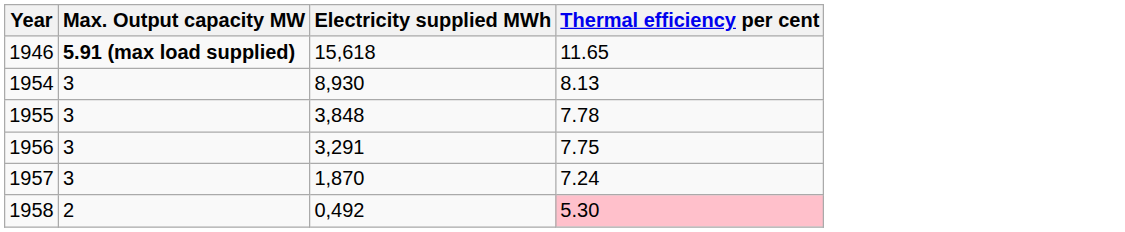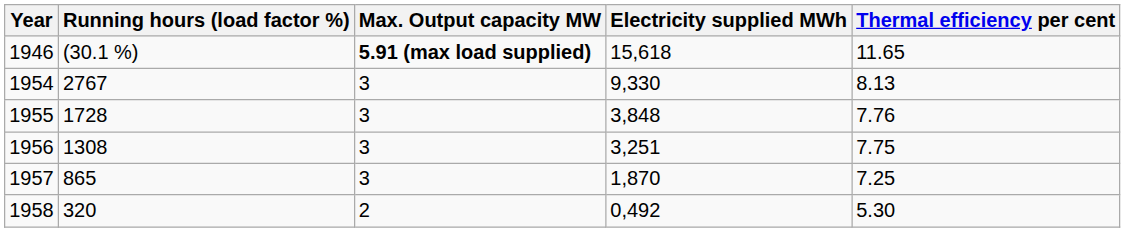+ column: (206, 20)
(339, 83) 8,930 -> (635, 83) 9,330
(580, 115) 7.78 -> (876, 115) 7.76
(339, 147) 3,291 -> (635, 147) 3,251
(580, 178) 7.24 -> (876, 178) 7.25
(580, 210) pink background -> (876, 210) no background
